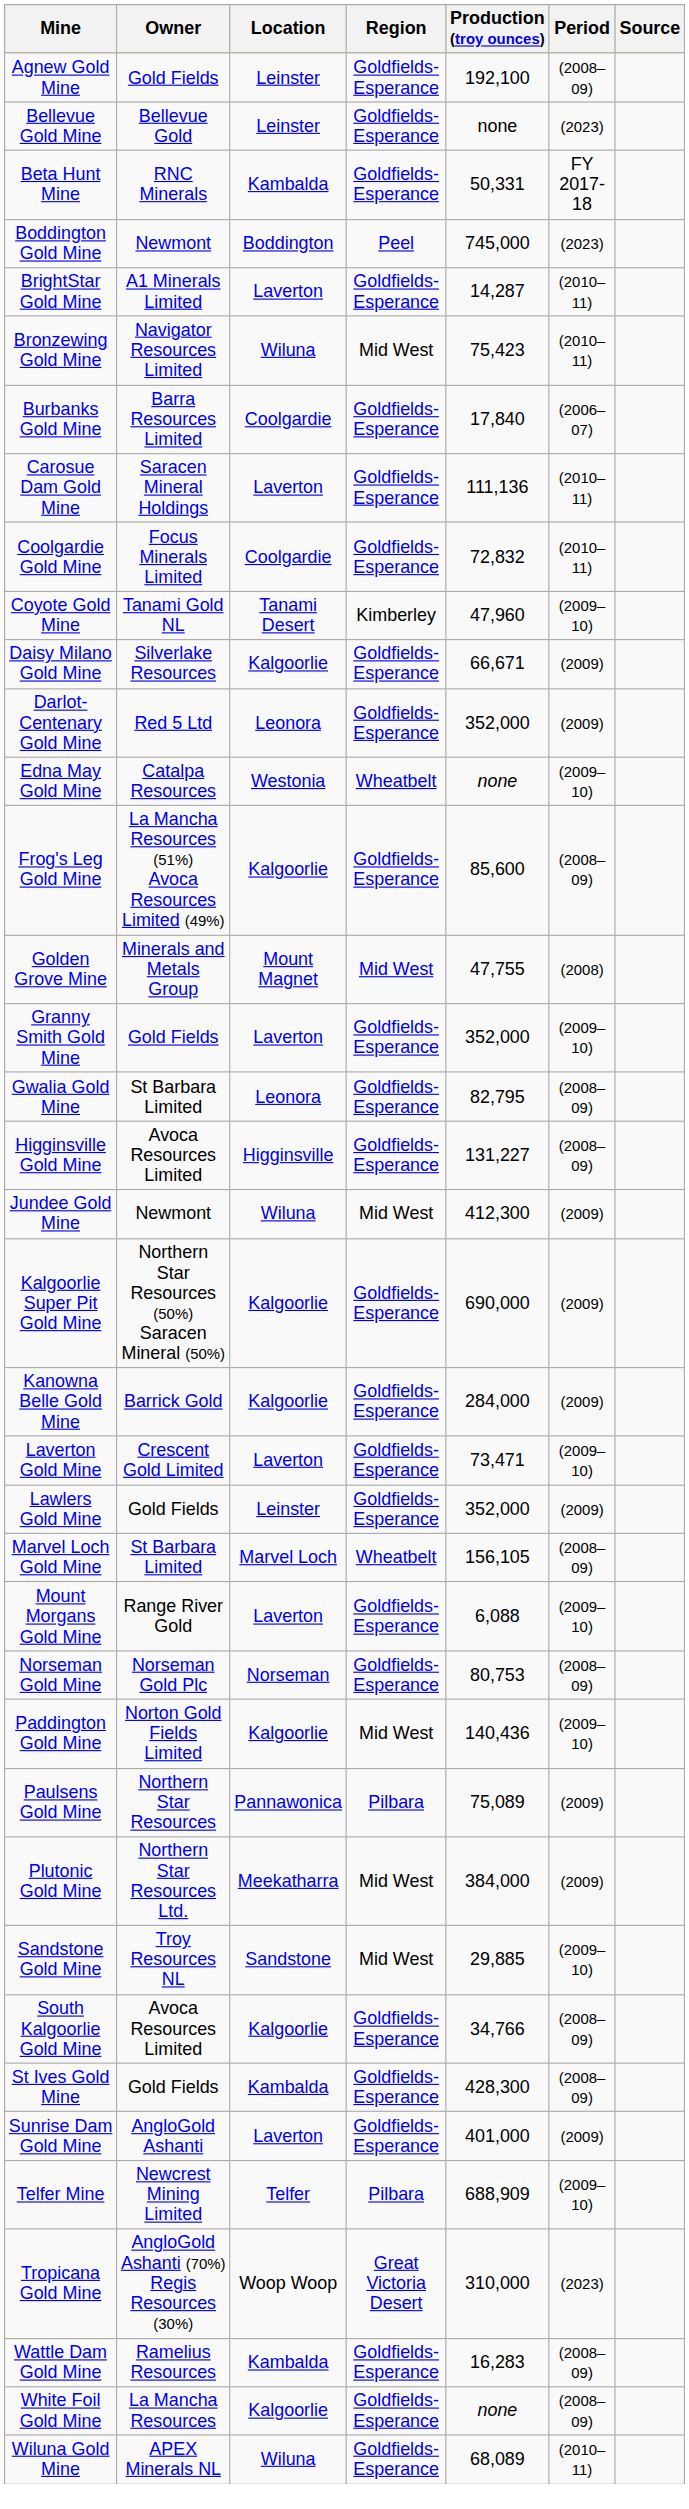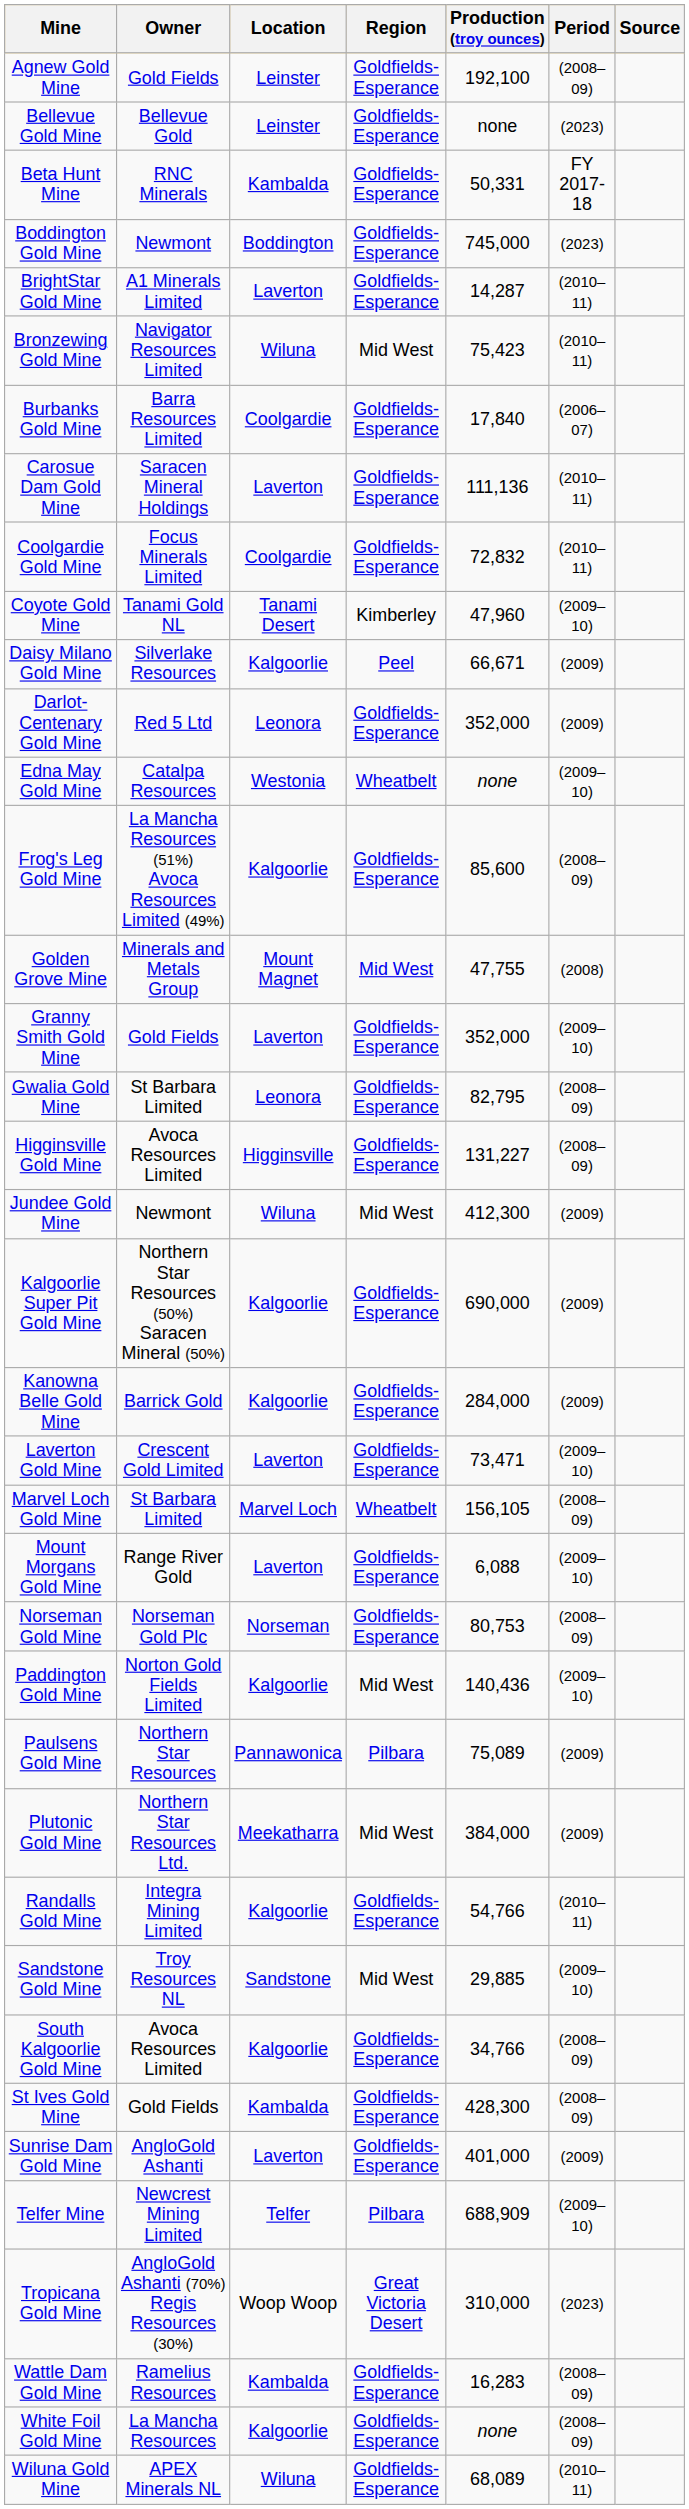(396, 243) Peel -> (396, 243) Goldfields-Esperance
(396, 663) Goldfields-Esperance -> (396, 663) Peel
- row: (61, 1509)
+ row: (61, 1911)
